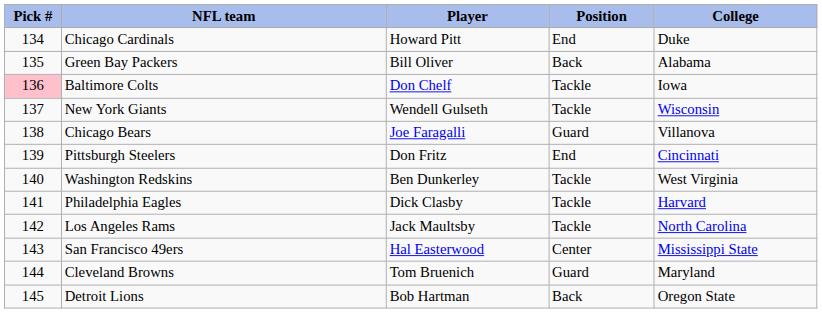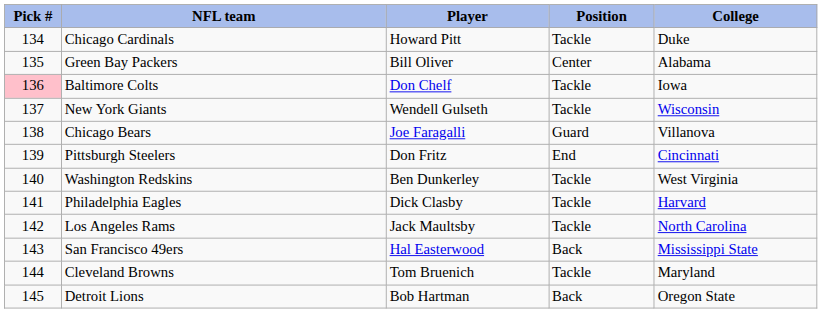(564, 39) End -> (572, 39) Tackle
(567, 62) Back -> (572, 62) Center
(572, 249) Center -> (567, 249) Back
(570, 272) Guard -> (572, 272) Tackle
